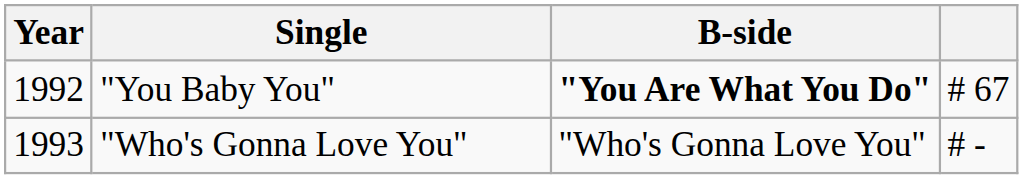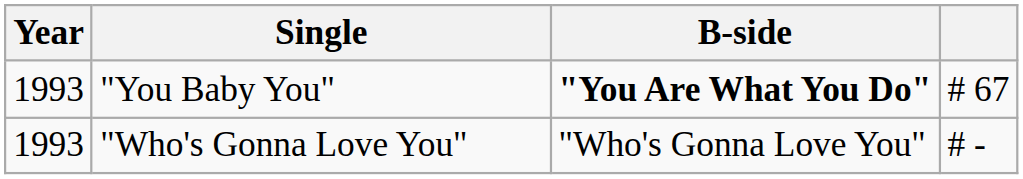(49, 88) 1992 -> (49, 88) 1993
